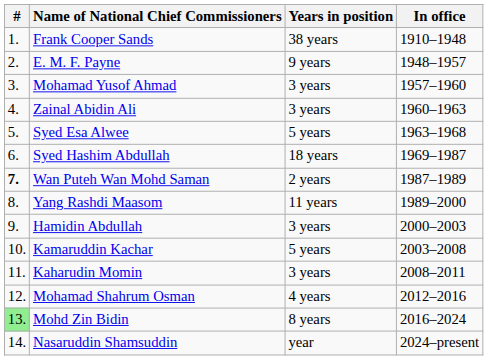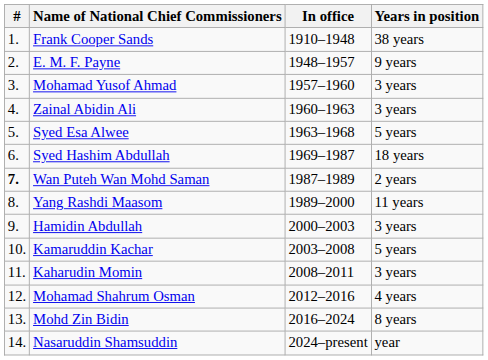columns swapped: (440, 16) <-> (341, 16)
(17, 319) lightgreen background -> (17, 319) no background
